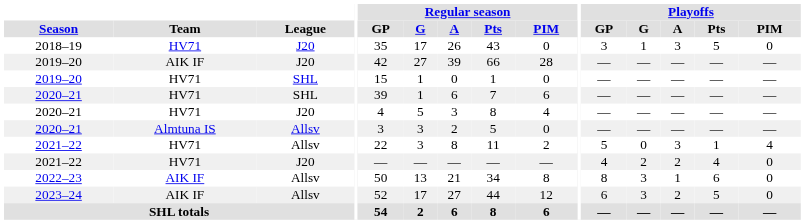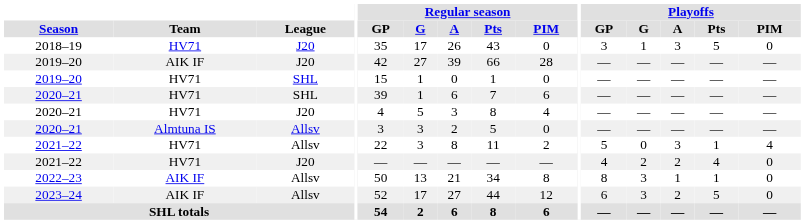(716, 178) 6 -> (716, 178) 1
